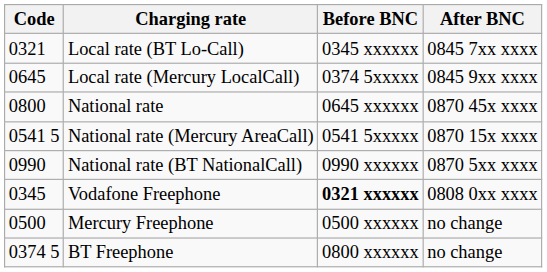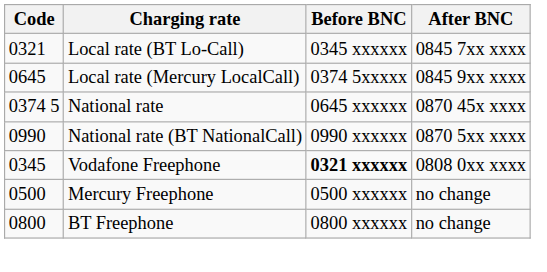(27, 106) 0800 -> (34, 106) 0374 5
- row: (191, 135)
(34, 252) 0374 5 -> (27, 223) 0800
